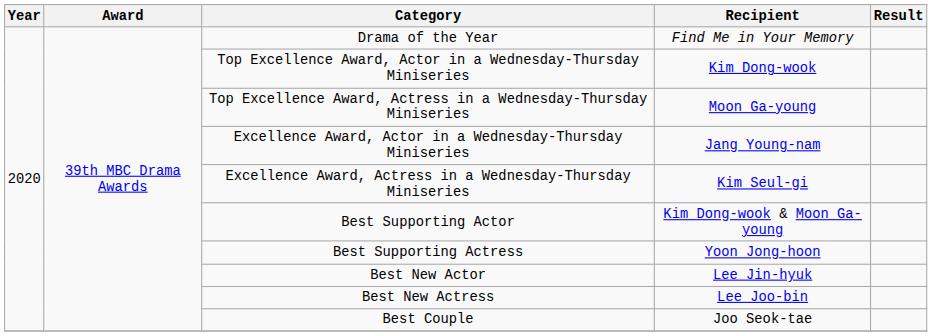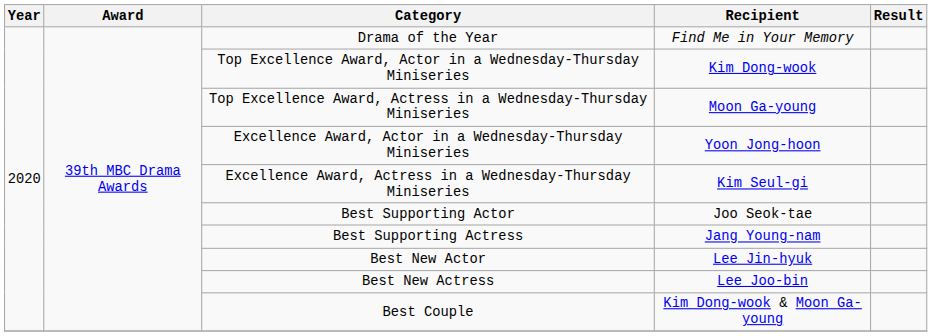(763, 145) Jang Young-nam -> (763, 145) Yoon Jong-hoon
(763, 222) Kim Dong-wook & Moon Ga-young -> (763, 214) Joo Seok-tae
(763, 252) Yoon Jong-hoon -> (763, 237) Jang Young-nam
(763, 320) Joo Seok-tae -> (763, 312) Kim Dong-wook & Moon Ga-young
